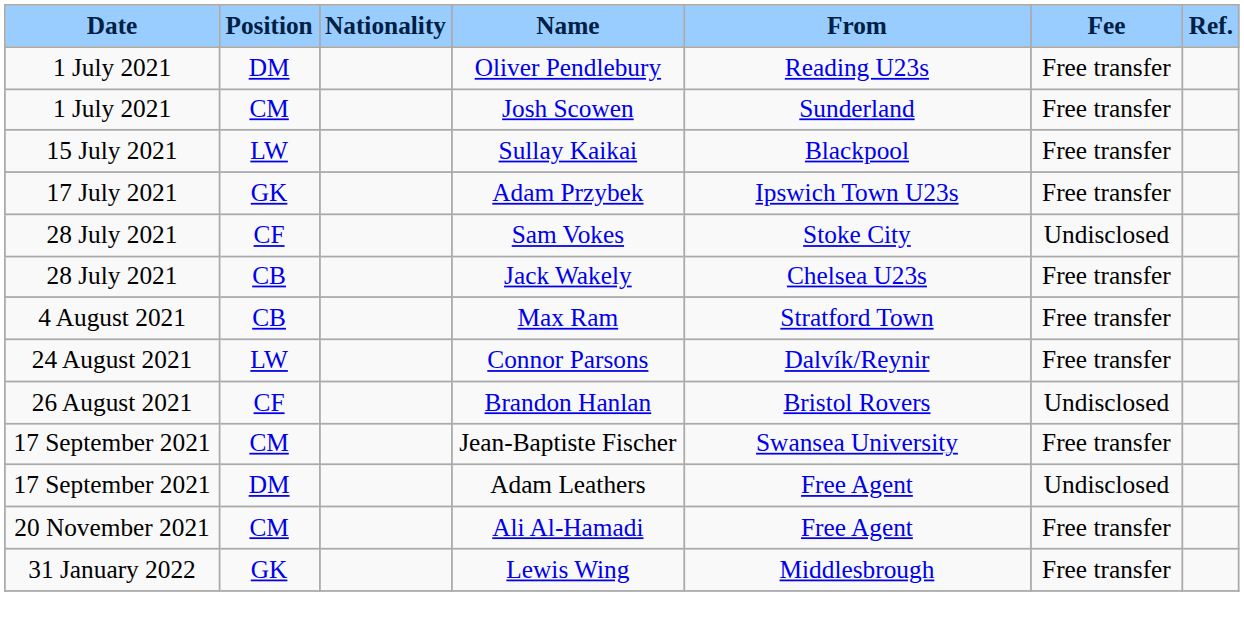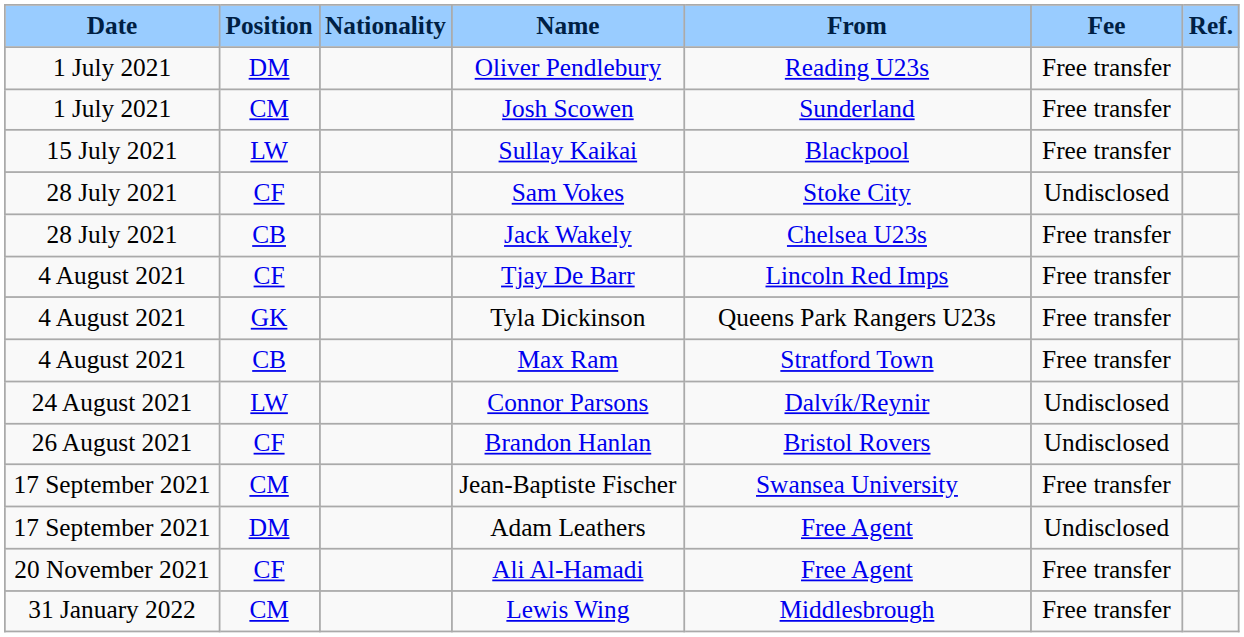- row: (568, 192)
+ row: (568, 276)
+ row: (568, 318)
(1106, 360) Free transfer -> (1106, 401) Undisclosed
(269, 527) CM -> (269, 569) CF
(269, 569) GK -> (269, 610) CM
